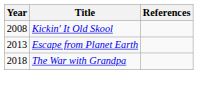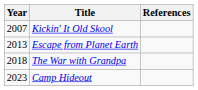(17, 28) 2008 -> (17, 28) 2007
+ row: (62, 77)
